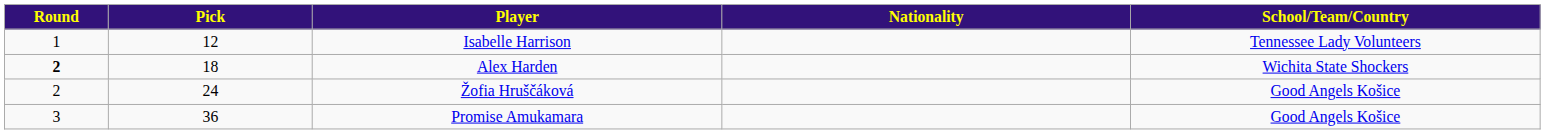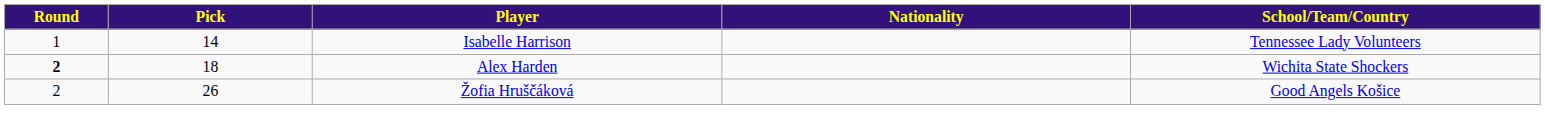(210, 41) 12 -> (210, 41) 14
(210, 91) 24 -> (210, 91) 26
- row: (517, 116)
